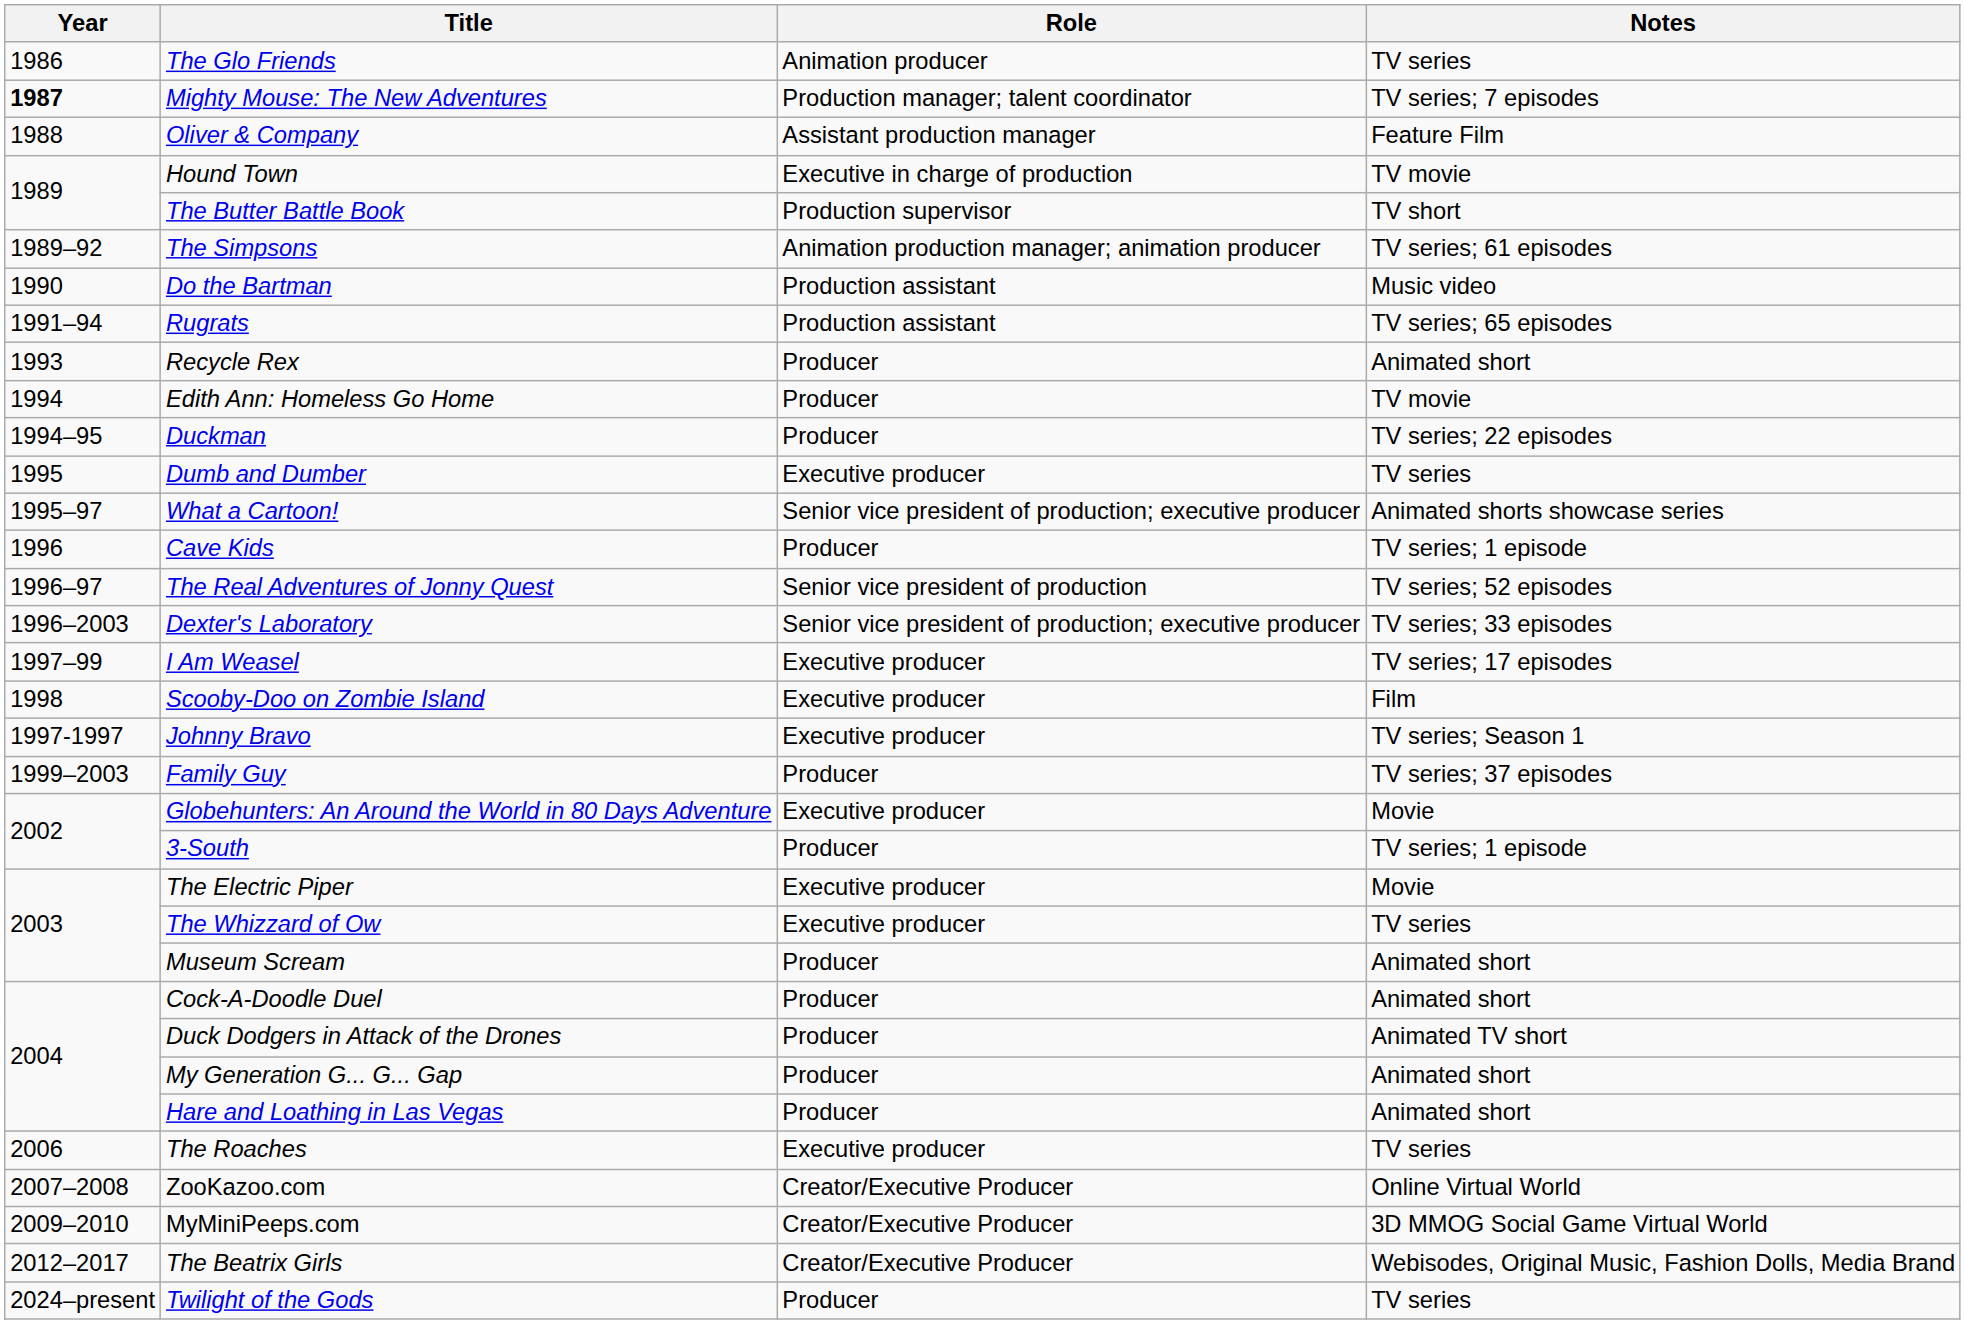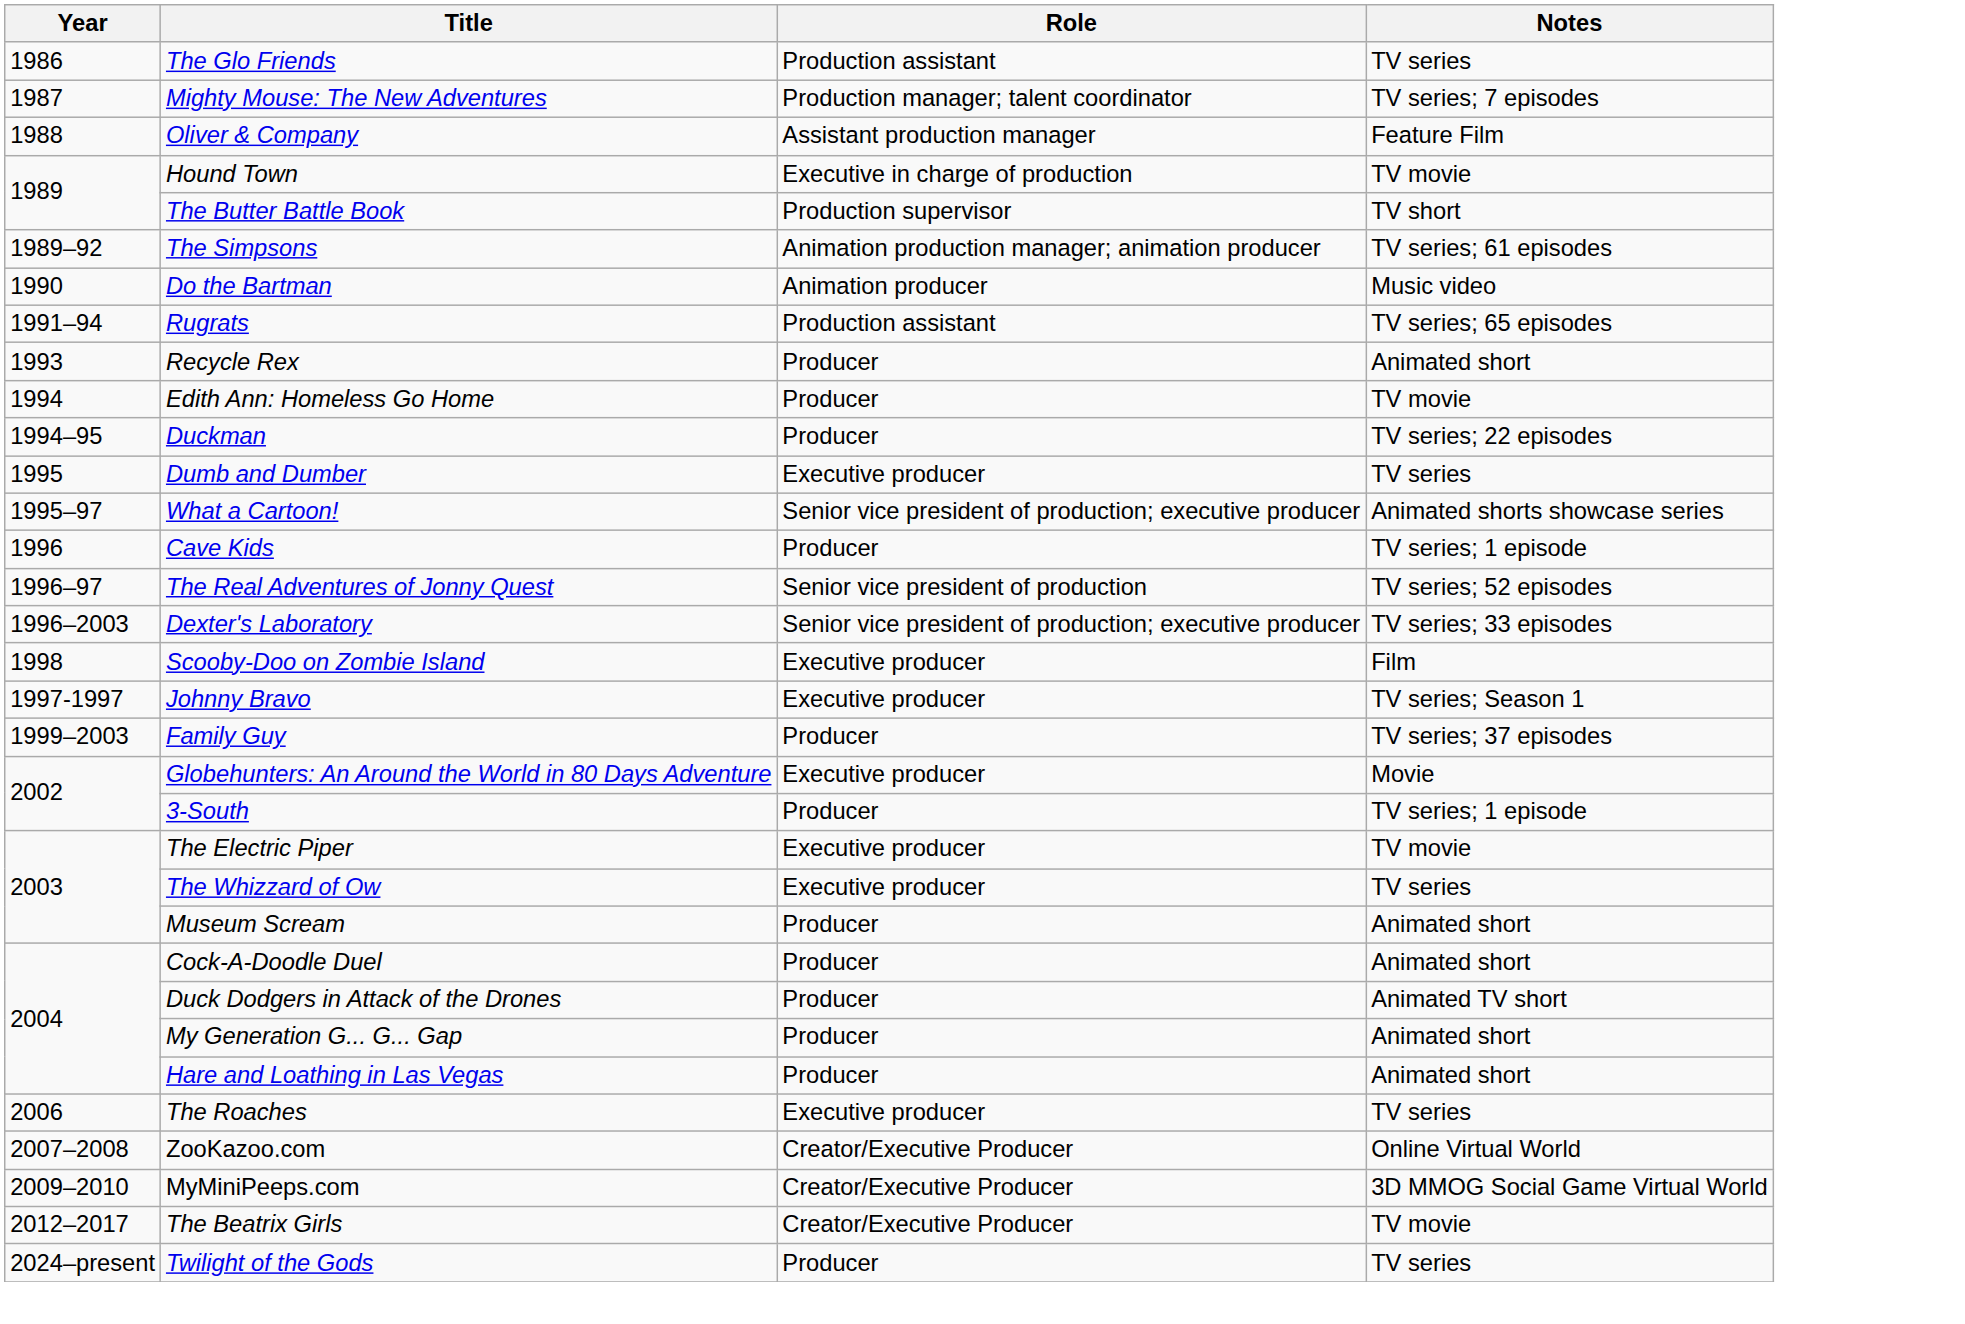(885, 60) Animation producer -> (889, 60) Production assistant
(37, 98) bold -> (37, 98) normal
(889, 286) Production assistant -> (885, 286) Animation producer
- row: (232, 661)
(1403, 887) Movie -> (1421, 849) TV movie
(1663, 1262) Webisodes, Original Music, Fashion Dolls, Media Brand -> (1421, 1225) TV movie
